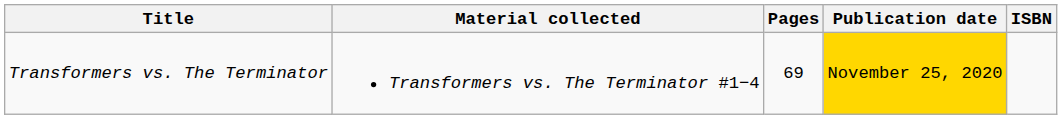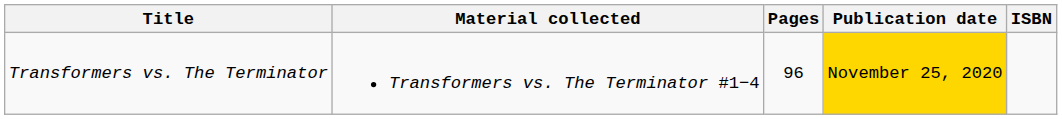(794, 74) 69 -> (794, 74) 96
